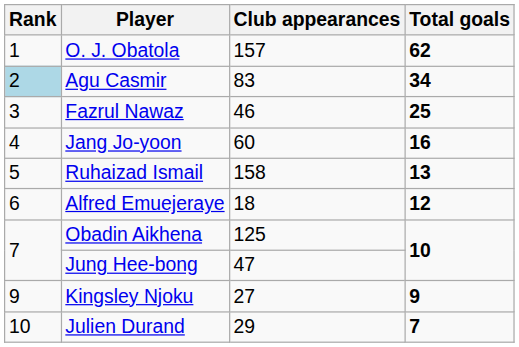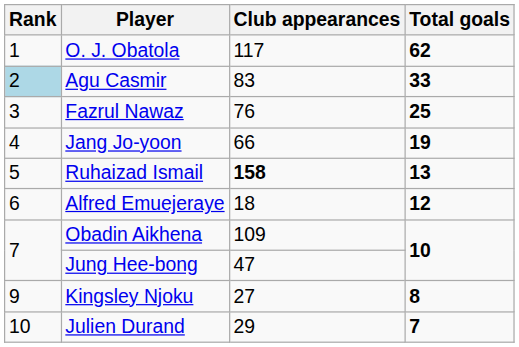(250, 50) 157 -> (249, 50) 117
(420, 81) 34 -> (420, 81) 33
(244, 111) 46 -> (244, 111) 76
(244, 142) 60 -> (244, 142) 66
(420, 142) 16 -> (420, 142) 19
(250, 173) normal -> (250, 173) bold
(250, 234) 125 -> (250, 234) 109
(415, 296) 9 -> (415, 296) 8
